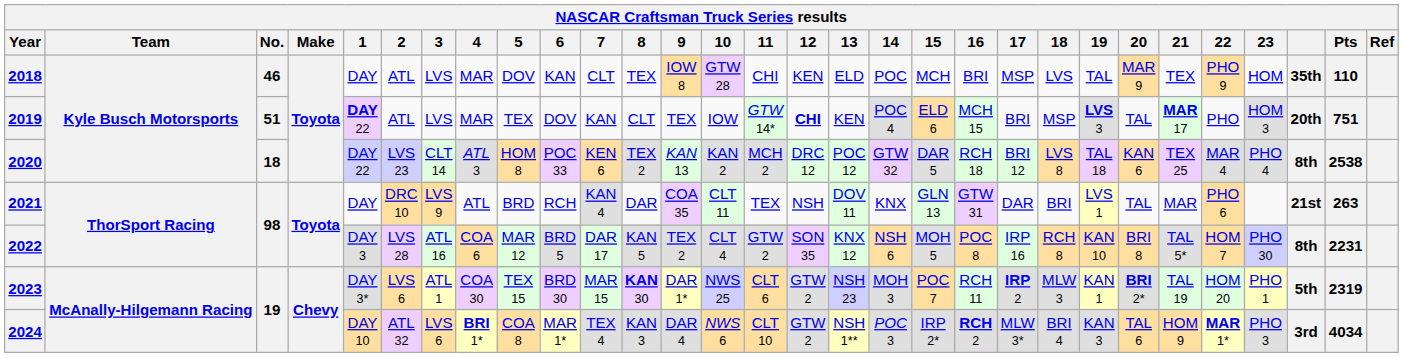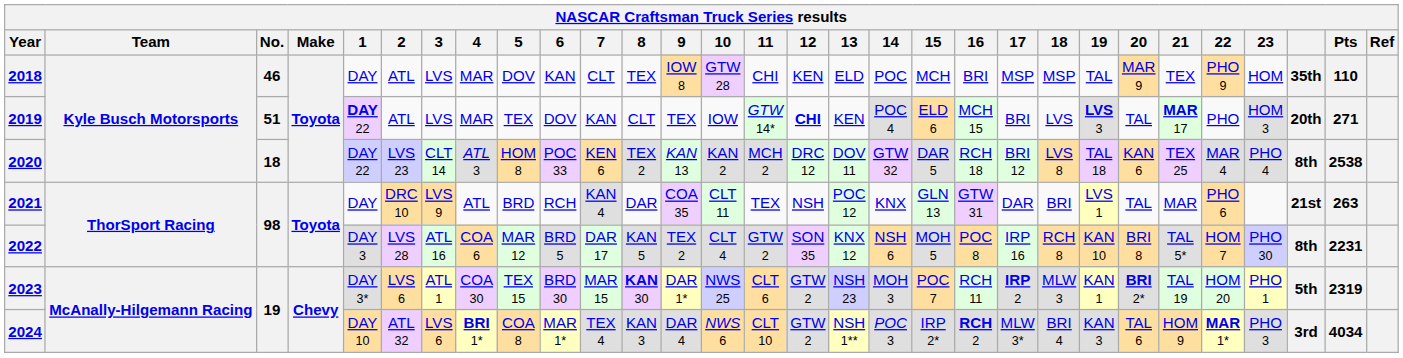(1059, 76) LVS -> (1059, 76) MSP
(1059, 118) MSP -> (1059, 118) LVS
(1346, 118) 751 -> (1346, 118) 271
(849, 160) POC 12 -> (849, 160) DOV 11
(849, 203) DOV 11 -> (849, 203) POC 12
